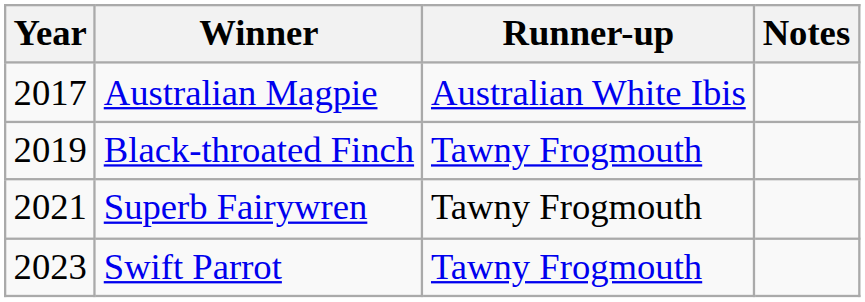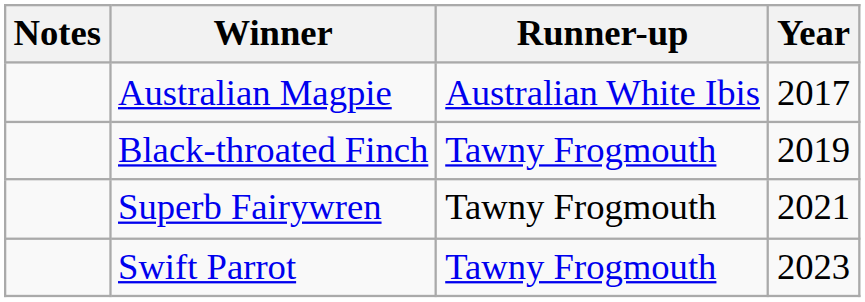columns swapped: (50, 33) <-> (806, 33)
